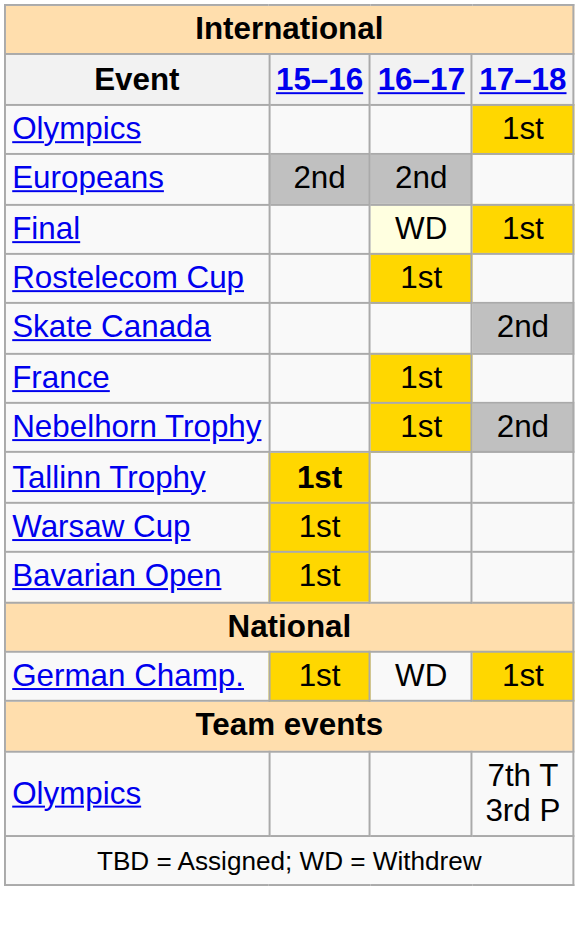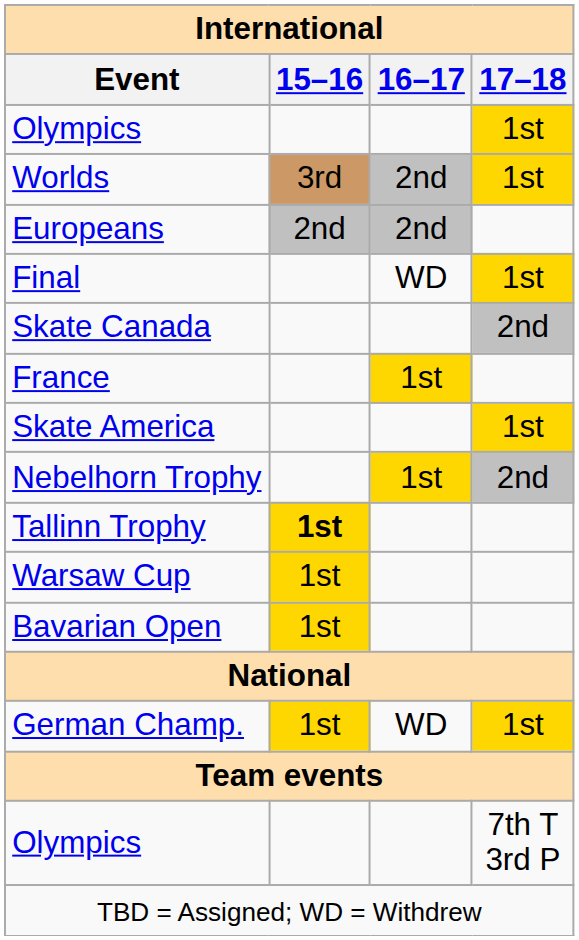+ row: (61, 178)
(421, 228) lightyellow background -> (421, 278) no background
- row: (128, 278)
+ row: (113, 427)
